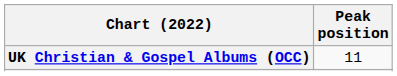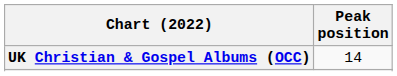(353, 58) 11 -> (353, 58) 14
